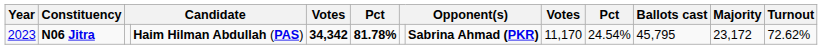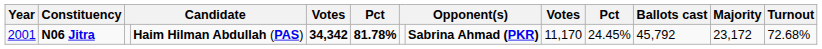(22, 34) 2023 -> (22, 34) 2001
(609, 34) 24.54% -> (609, 34) 24.45%
(656, 34) 45,795 -> (656, 34) 45,792
(789, 34) 72.62% -> (789, 34) 72.68%
